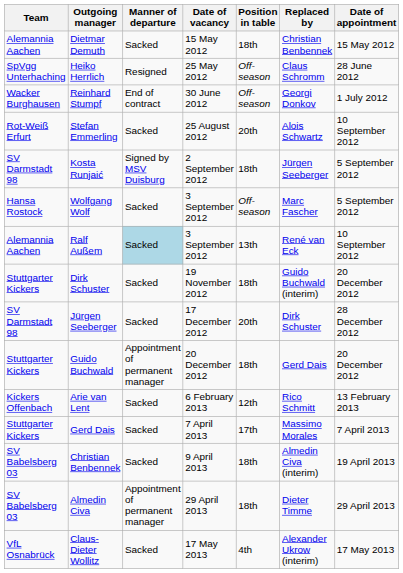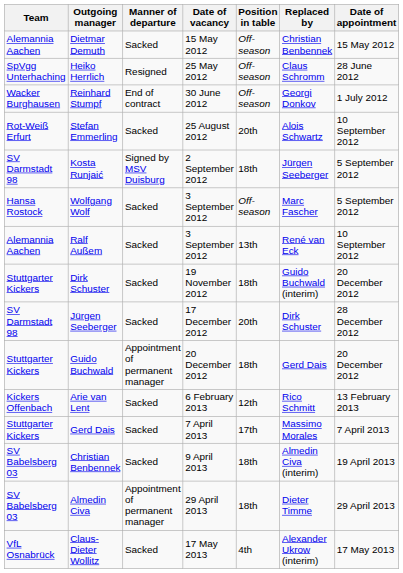(248, 44) 18th -> (254, 44) Off-season
(141, 245) lightblue background -> (141, 245) no background
